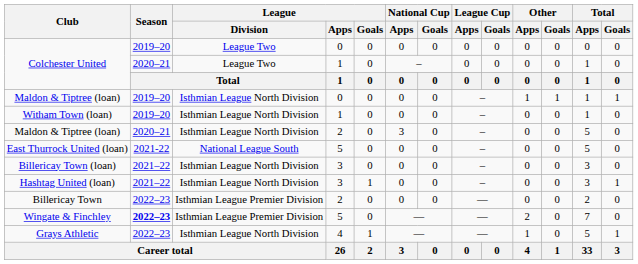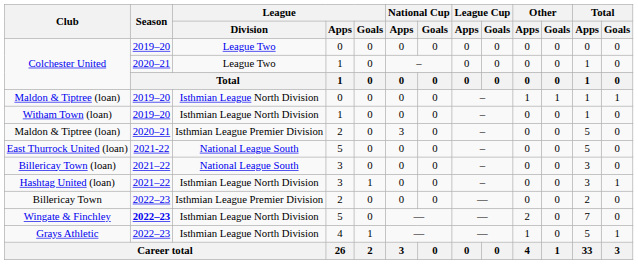(249, 132) Isthmian League North Division -> (249, 132) Isthmian League Premier Division
(249, 166) Isthmian League North Division -> (249, 166) National League South
(249, 217) Isthmian League Premier Division -> (249, 217) Isthmian League North Division
